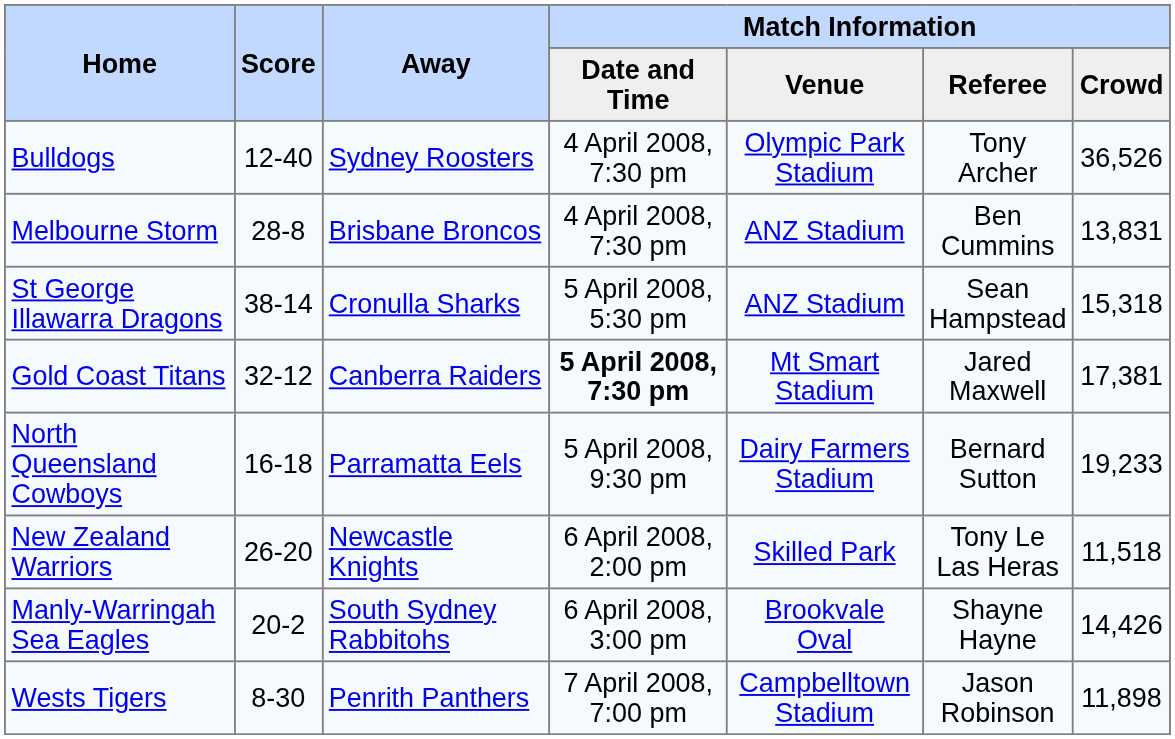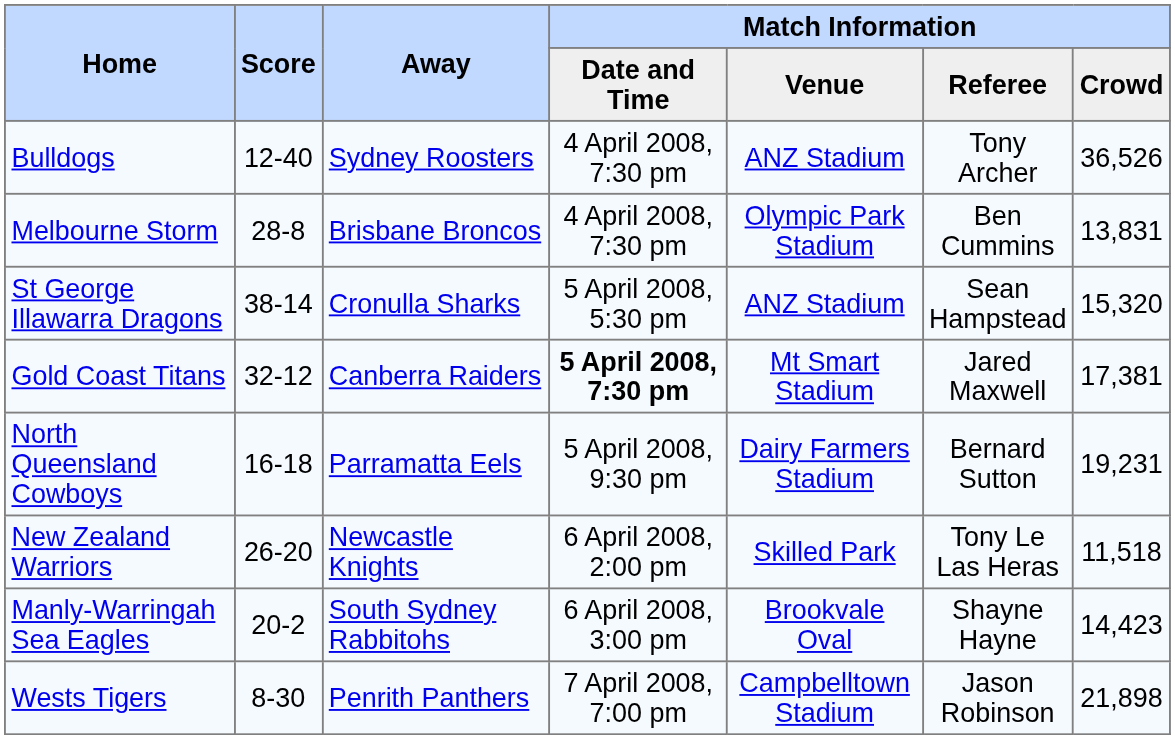(825, 157) Olympic Park Stadium -> (825, 157) ANZ Stadium
(825, 230) ANZ Stadium -> (825, 230) Olympic Park Stadium
(1122, 303) 15,318 -> (1122, 303) 15,320
(1122, 464) 19,233 -> (1122, 464) 19,231
(1122, 625) 14,426 -> (1122, 625) 14,423
(1122, 698) 11,898 -> (1122, 698) 21,898
